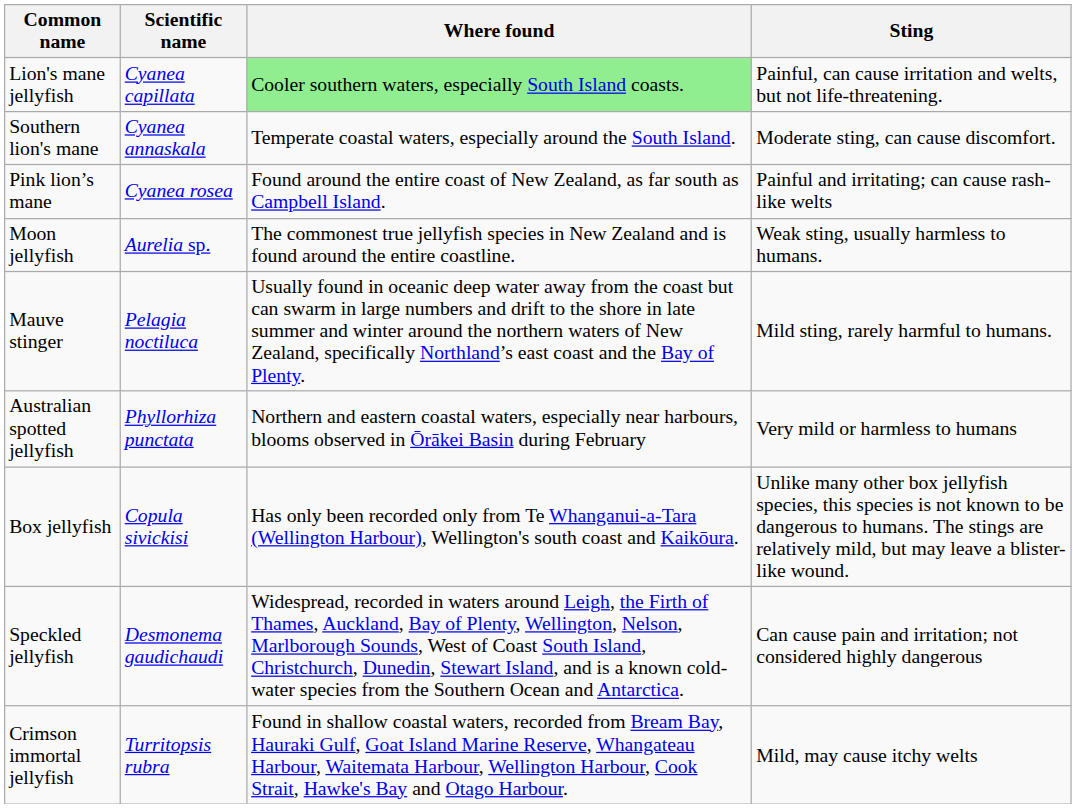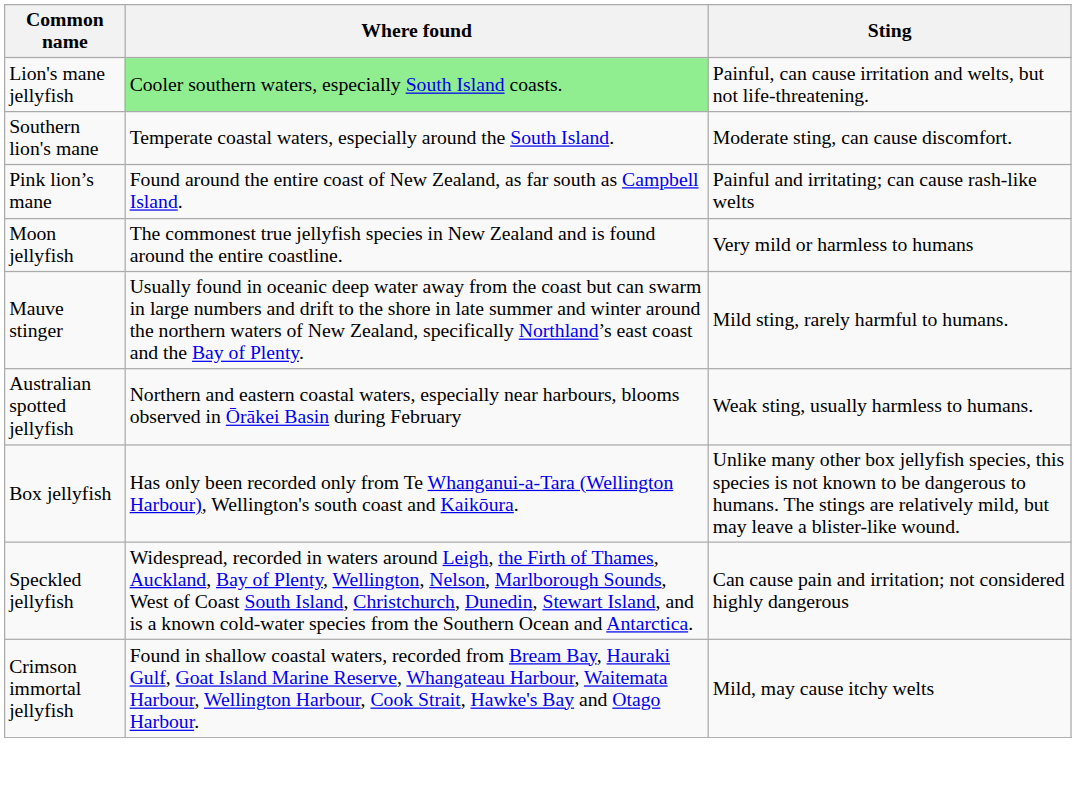- column: (183, 31)
(881, 244) Weak sting, usually harmless to humans. -> (843, 244) Very mild or harmless to humans
(887, 428) Very mild or harmless to humans -> (873, 406) Weak sting, usually harmless to humans.
